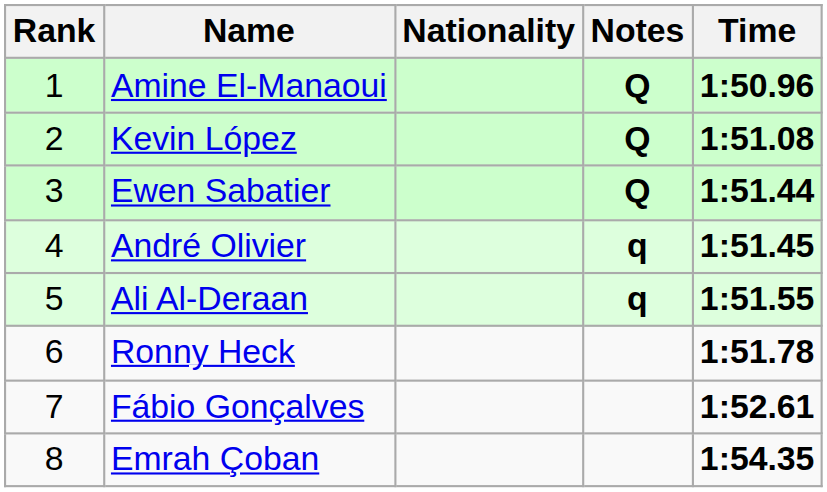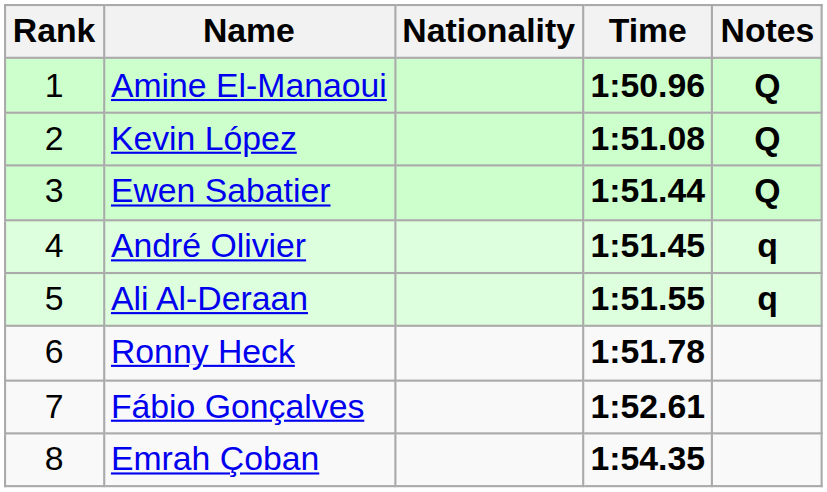columns swapped: (757, 31) <-> (637, 31)
